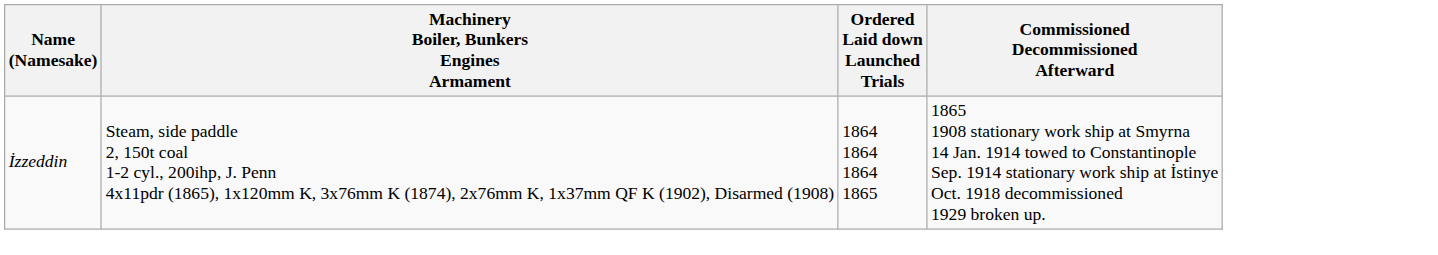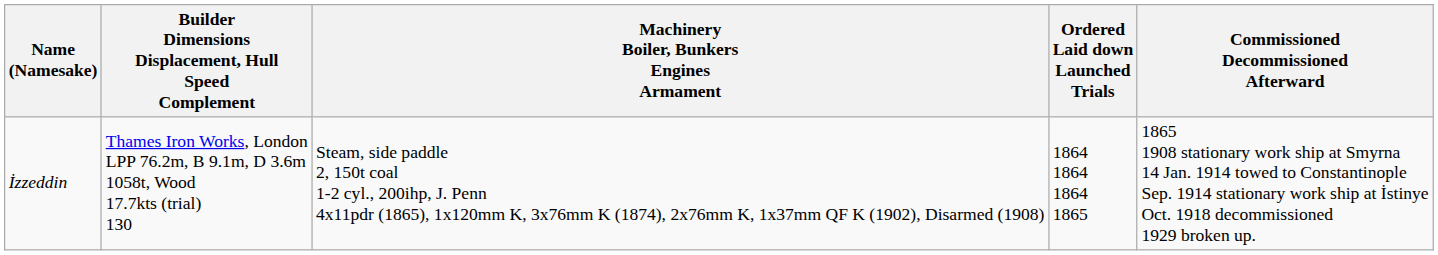+ column: (207, 60)
